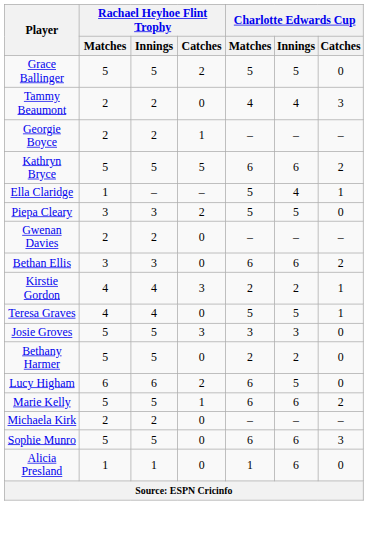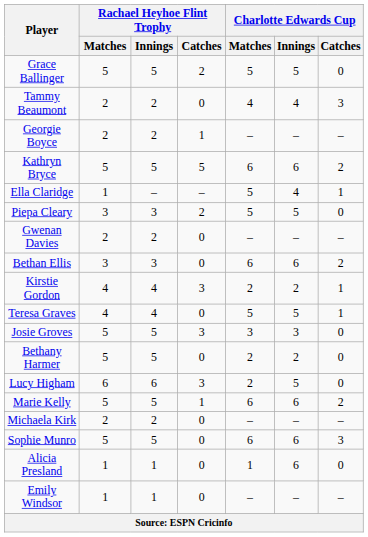(202, 383) 2 -> (202, 383) 3
(250, 383) 6 -> (250, 383) 2
+ row: (42, 497)
